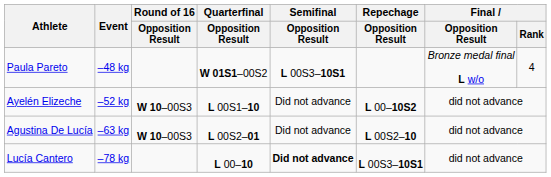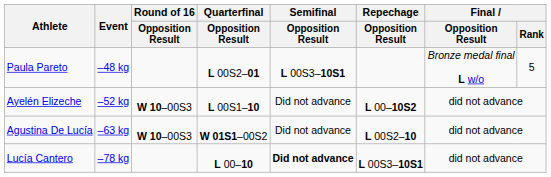(234, 74) W 01S1–00S2 -> (234, 74) L 00S2–01
(532, 68) 4 -> (532, 68) 5
(234, 136) L 00S2–01 -> (234, 136) W 01S1–00S2
